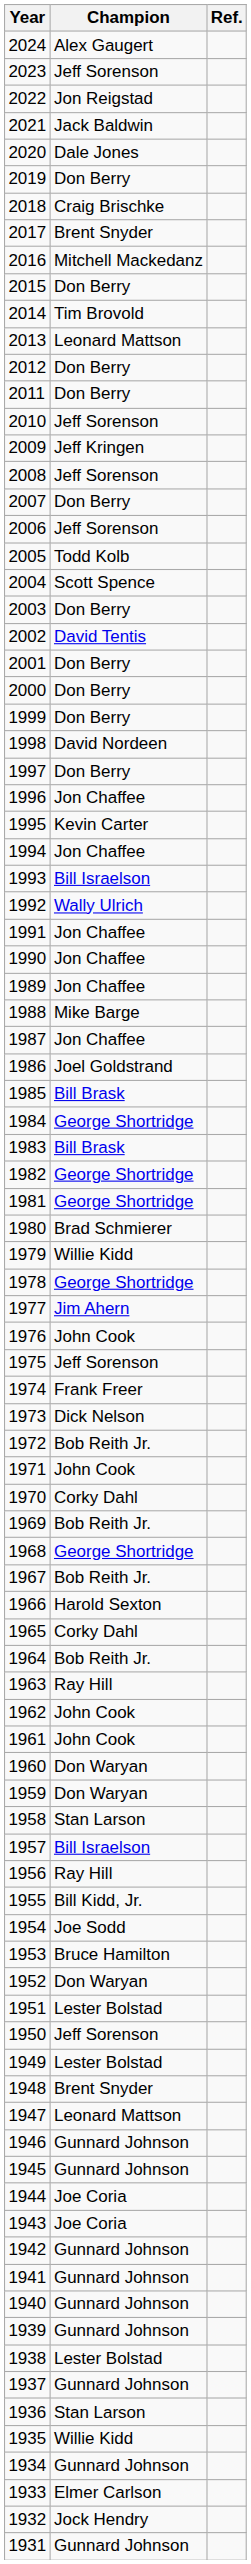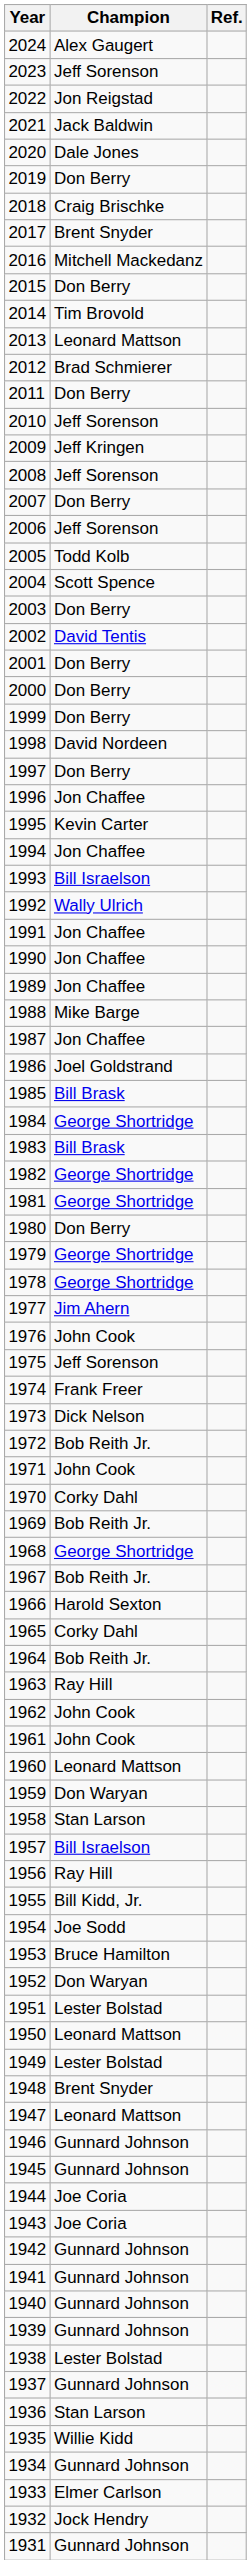(92, 367) Don Berry -> (113, 367) Brad Schmierer
(113, 1228) Brad Schmierer -> (92, 1228) Don Berry
(94, 1255) Willie Kidd -> (124, 1255) George Shortridge
(101, 1766) Don Waryan -> (118, 1766) Leonard Mattson
(106, 2035) Jeff Sorenson -> (118, 2035) Leonard Mattson
